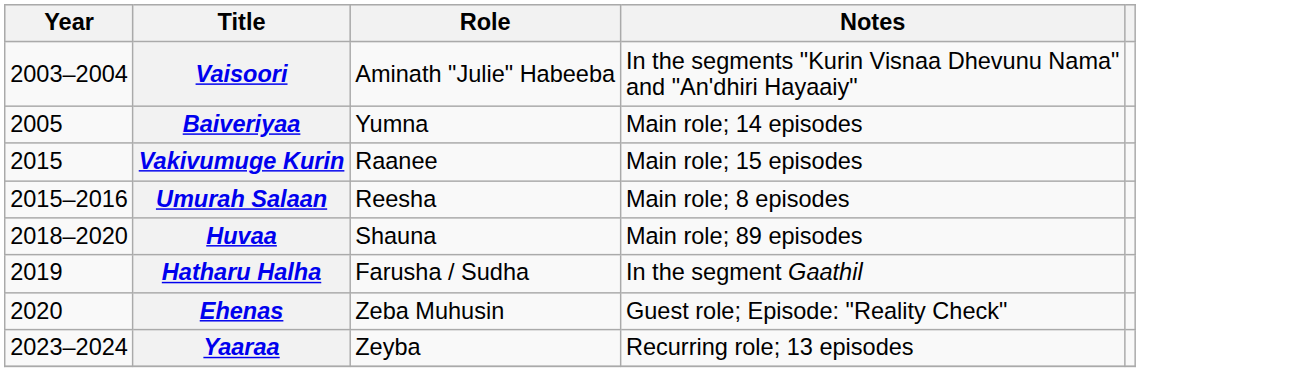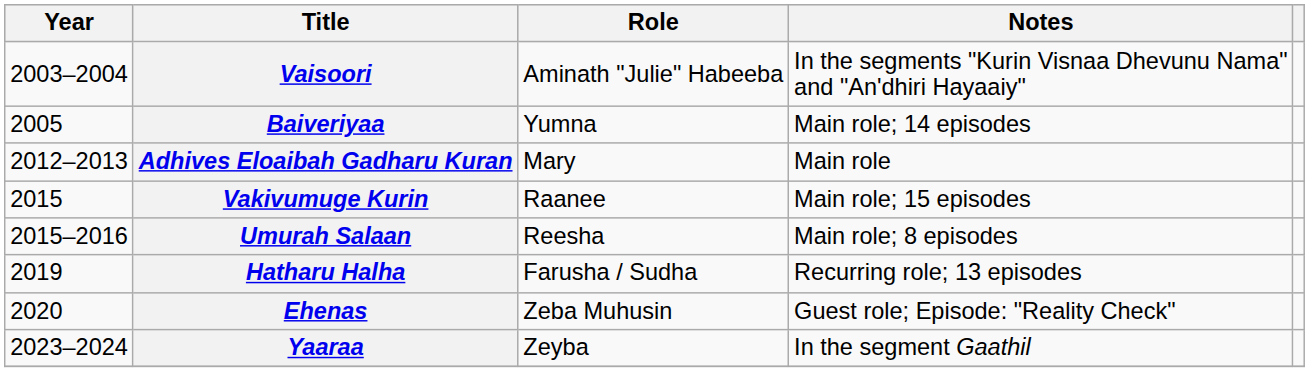+ row: (326, 161)
- row: (242, 236)
(744, 273) In the segment Gaathil -> (938, 273) Recurring role; 13 episodes
(770, 348) Recurring role; 13 episodes -> (912, 348) In the segment Gaathil
